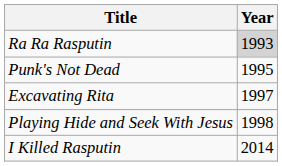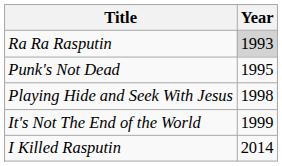- row: (61, 95)
+ row: (105, 122)
